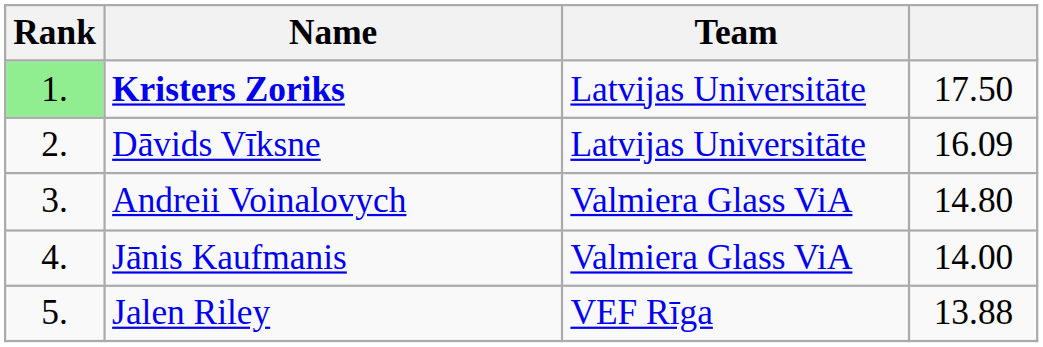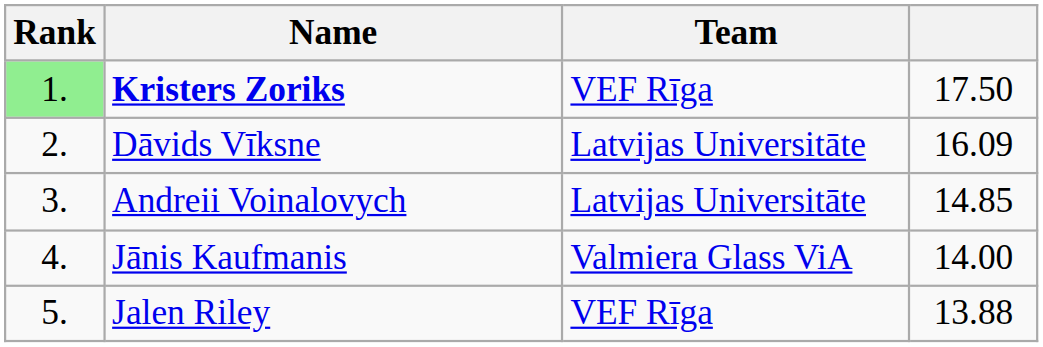(718, 88) Latvijas Universitāte -> (642, 88) VEF Rīga
(711, 200) Valmiera Glass ViA -> (718, 200) Latvijas Universitāte
(973, 200) 14.80 -> (973, 200) 14.85
